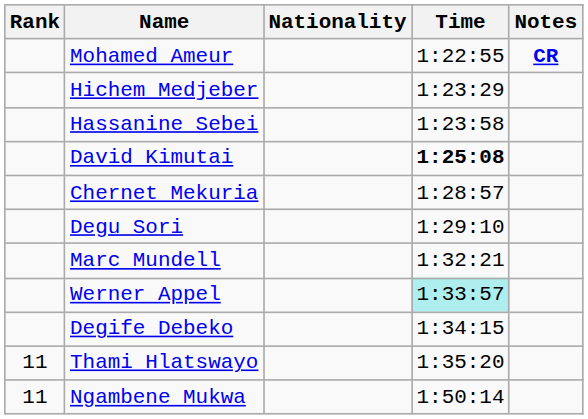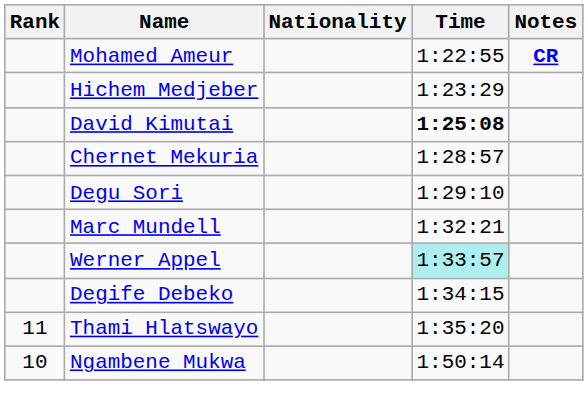- row: (164, 124)
(35, 397) 11 -> (35, 363) 10
